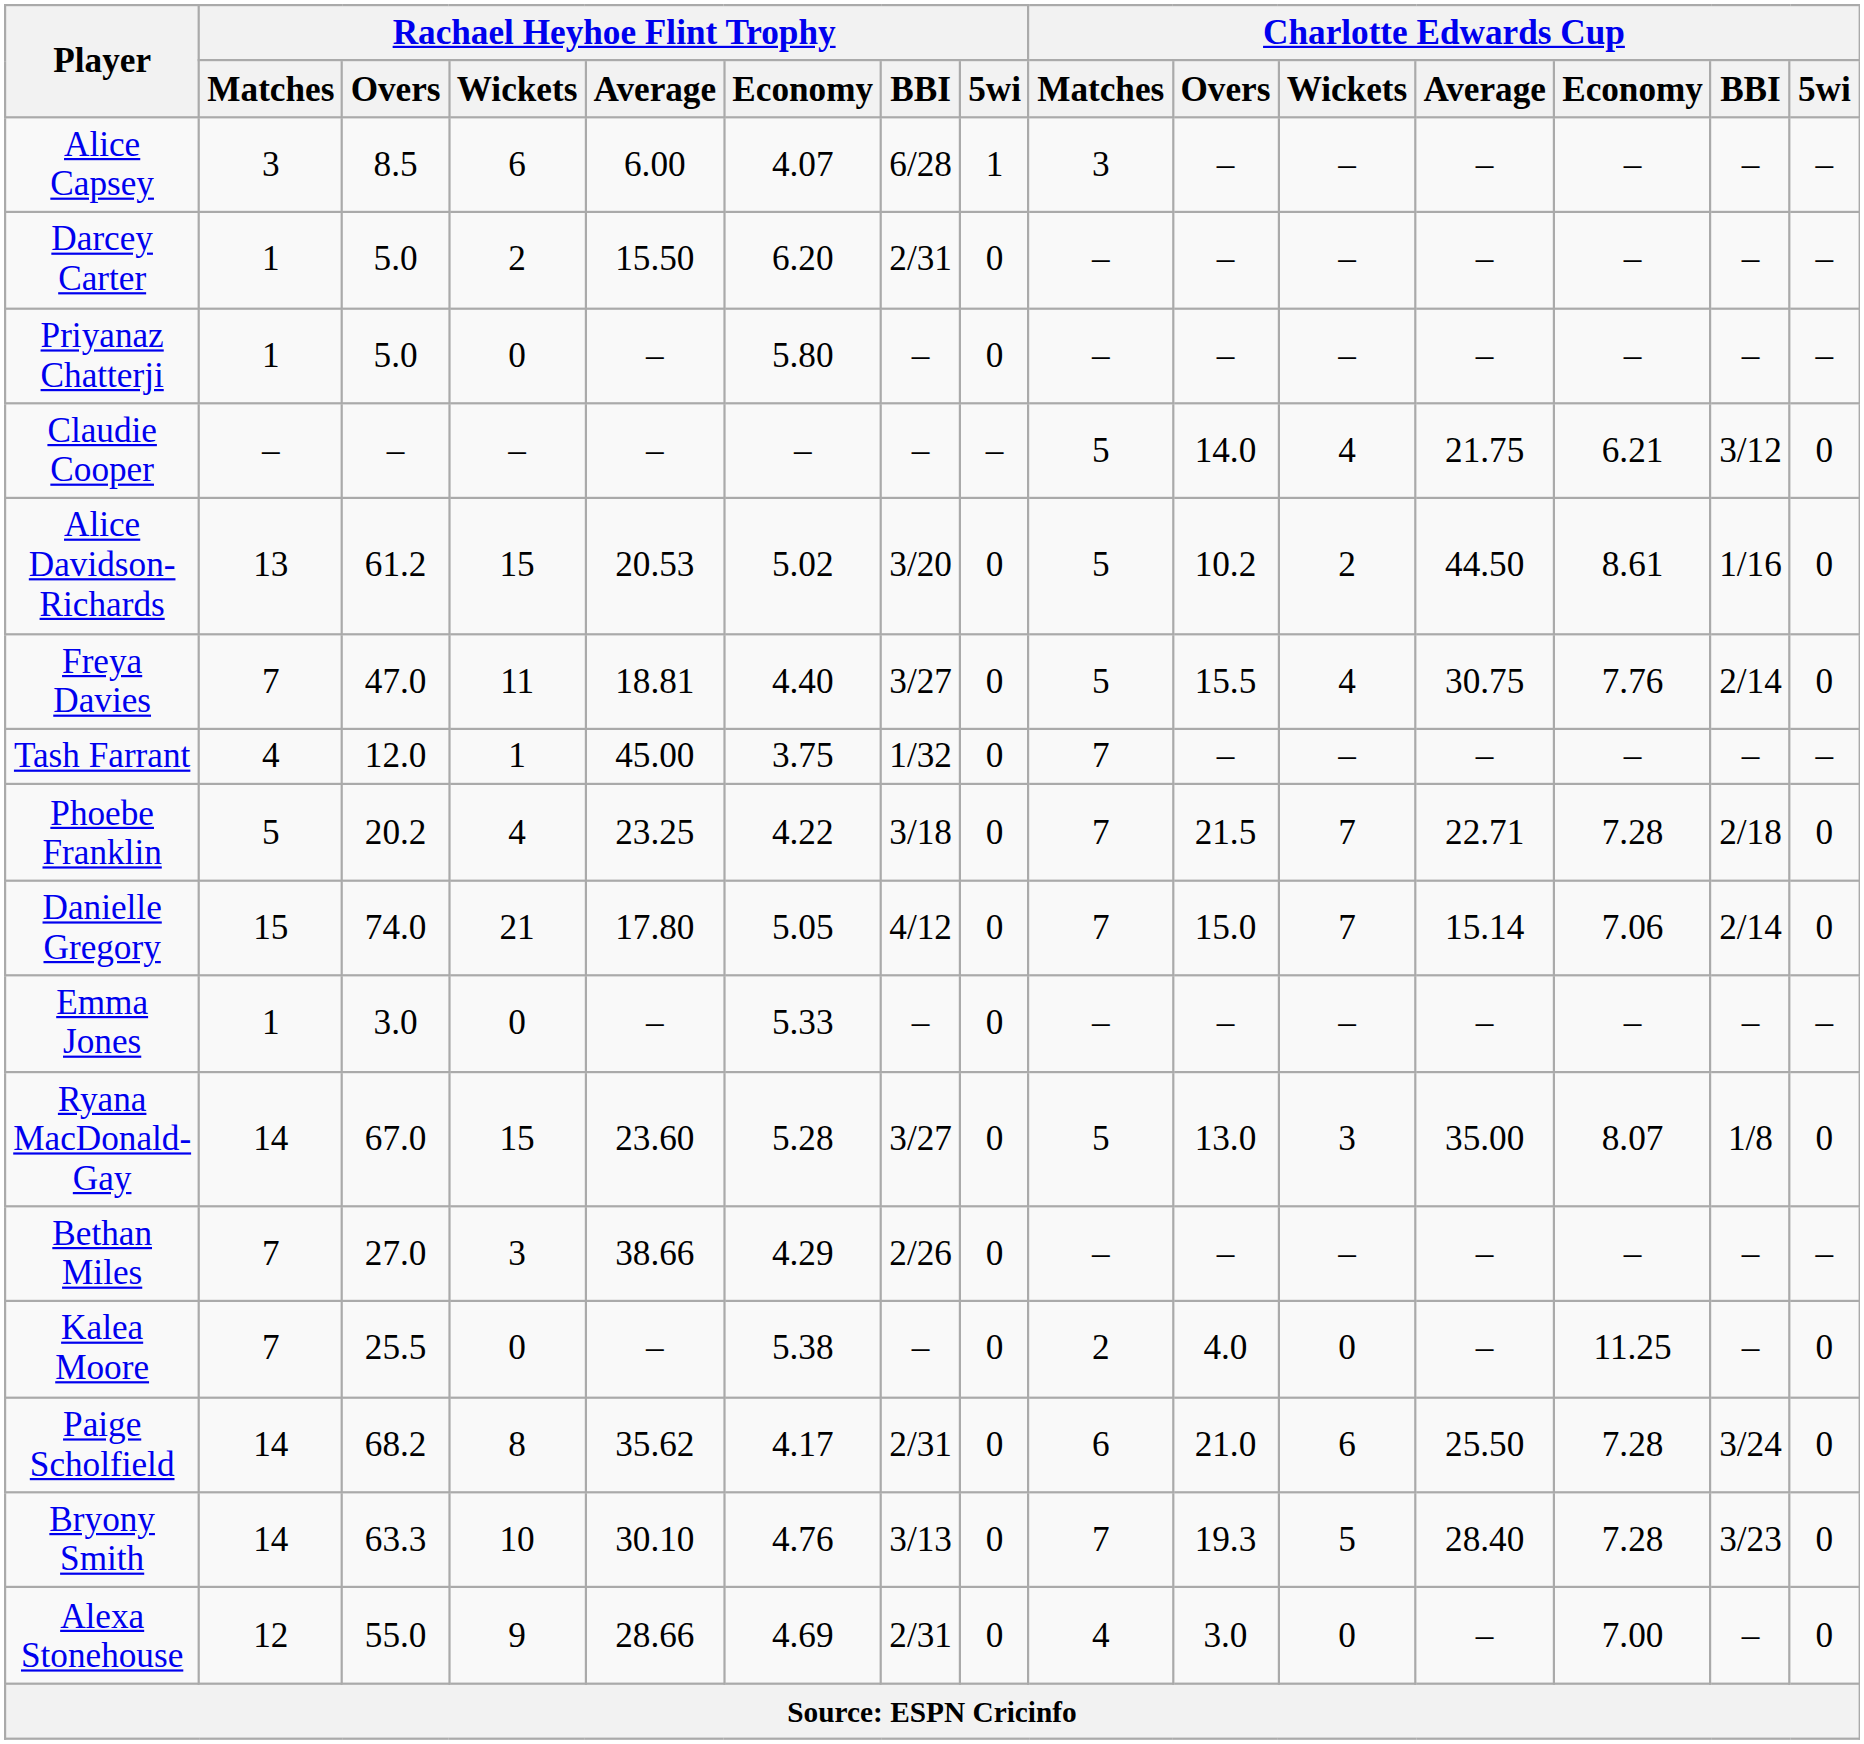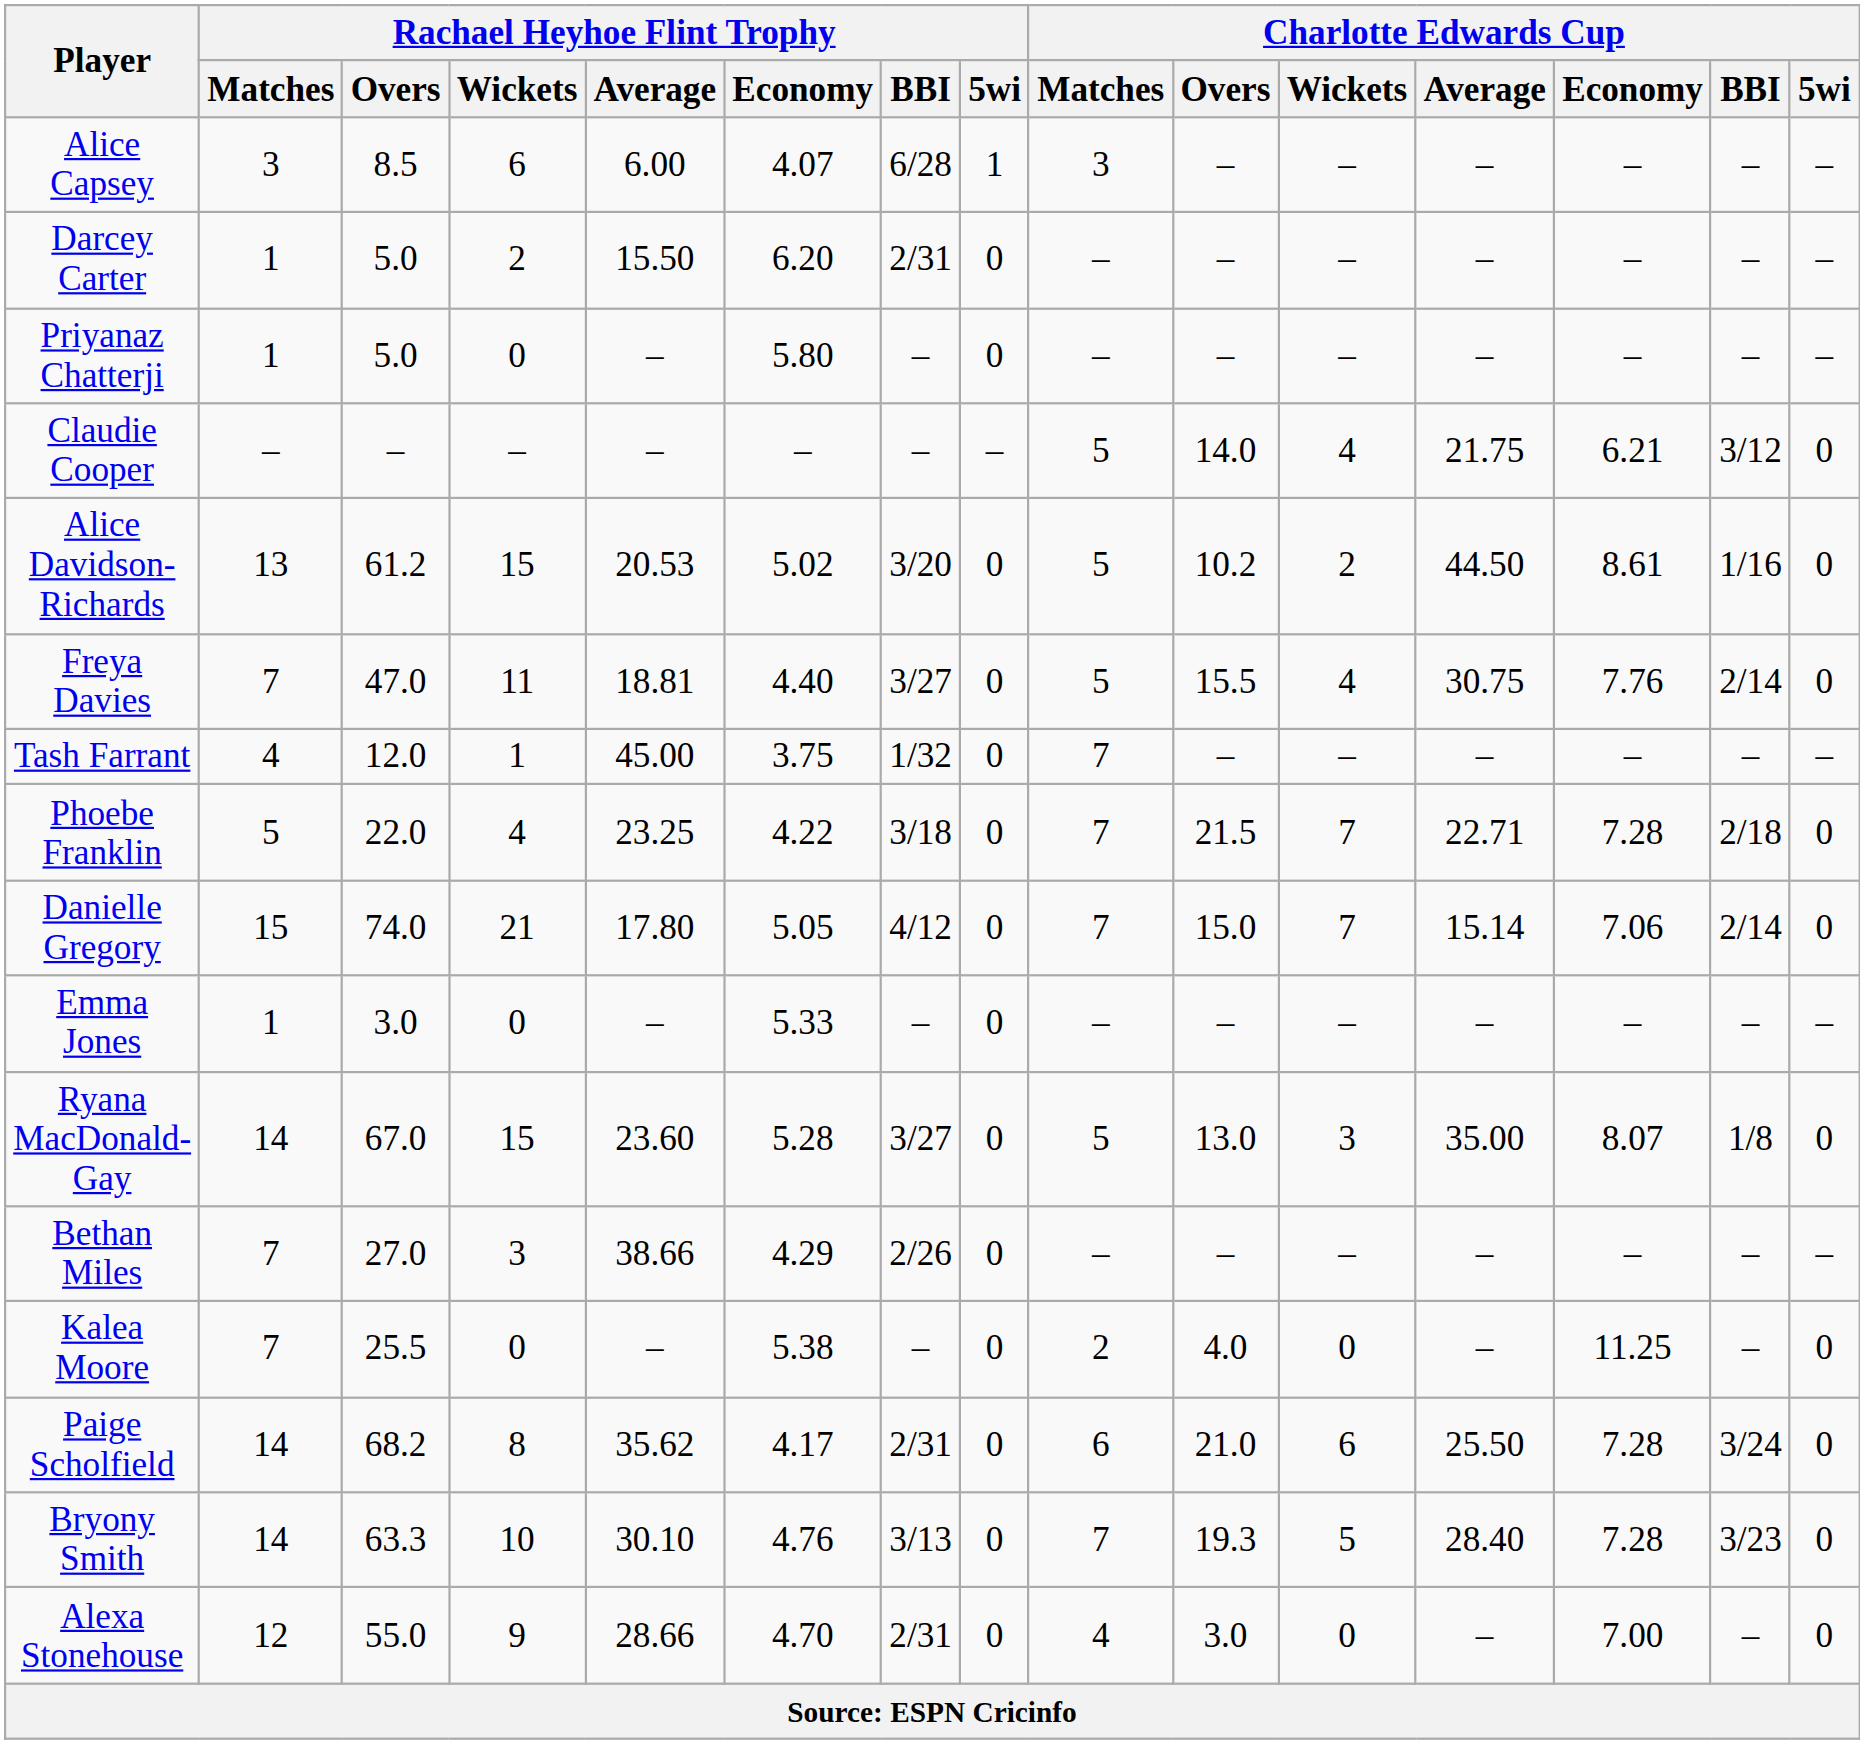(396, 831) 20.2 -> (396, 831) 22.0
(803, 1634) 4.69 -> (803, 1634) 4.70
